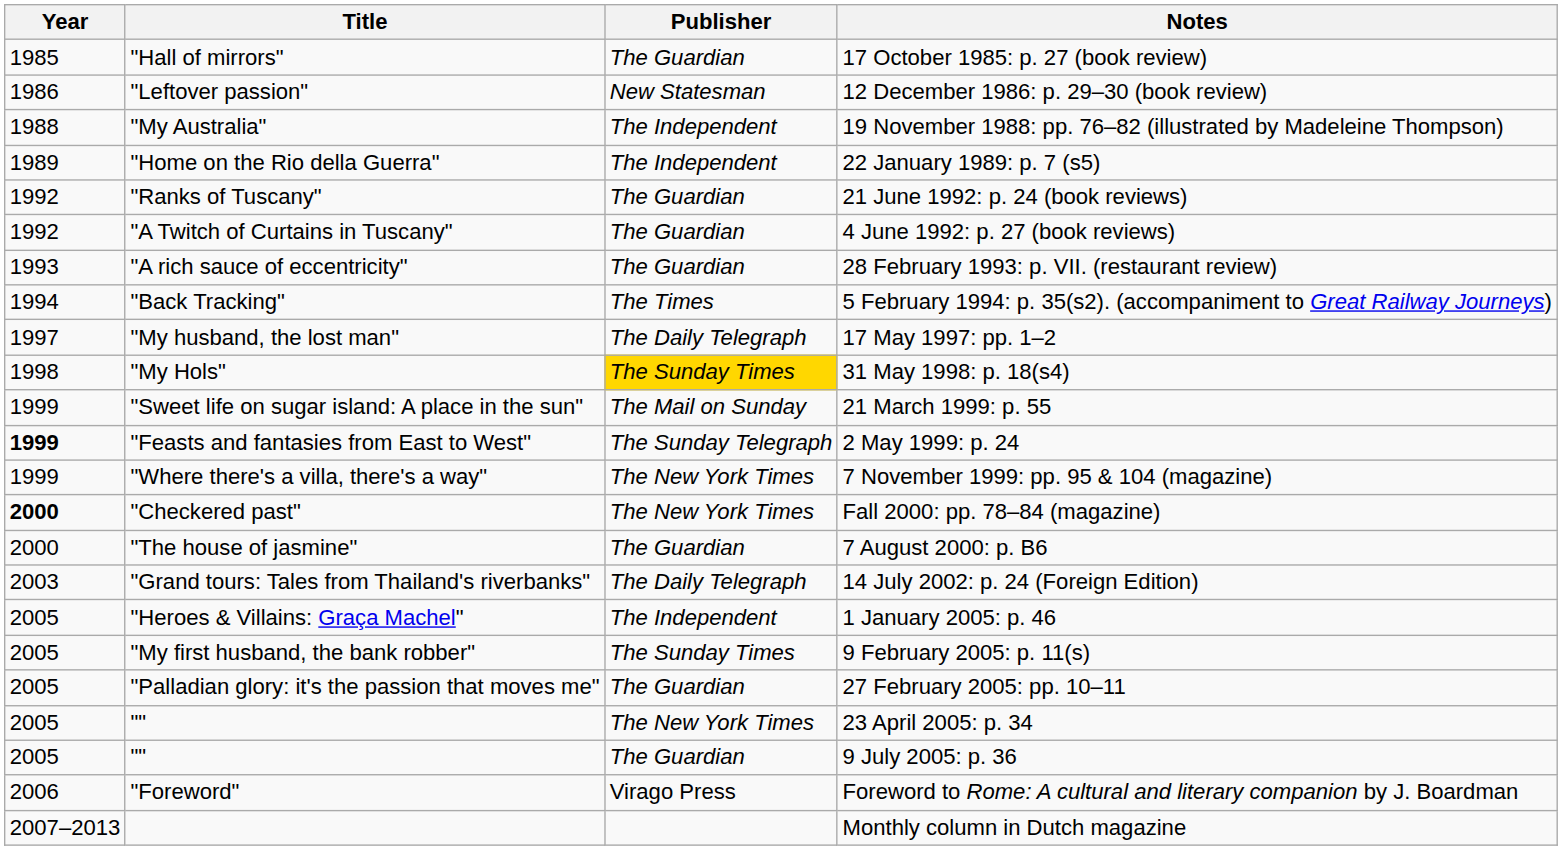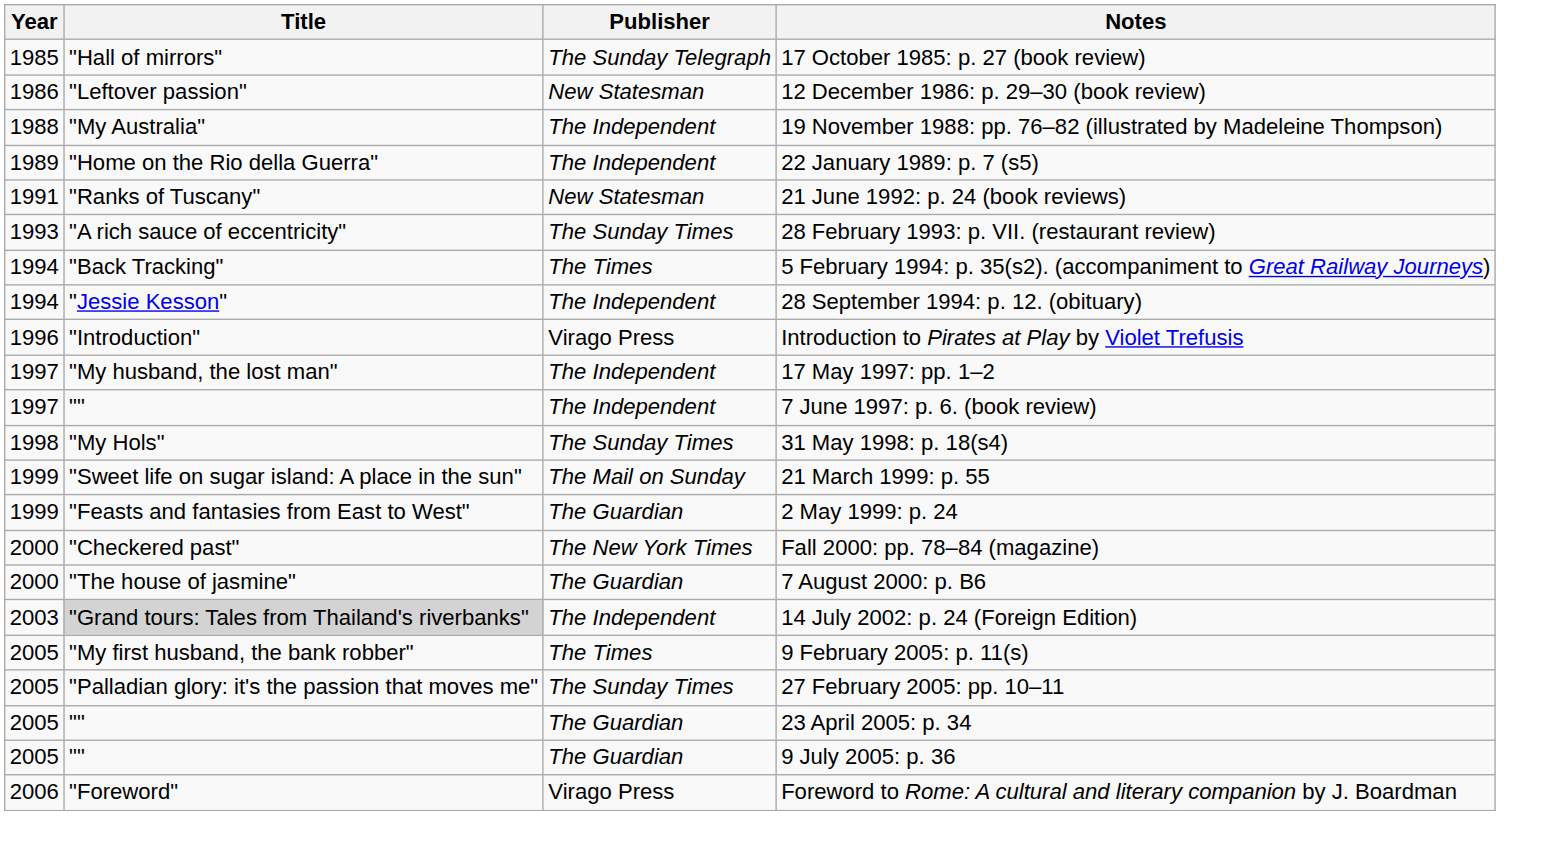(677, 57) The Guardian -> (660, 57) The Sunday Telegraph
(34, 197) 1992 -> (34, 197) 1991
(677, 197) The Guardian -> (626, 197) New Statesman
- row: (1009, 232)
(677, 267) The Guardian -> (641, 232) The Sunday Times
+ row: (962, 302)
+ row: (1012, 337)
(708, 337) The Daily Telegraph -> (632, 372) The Independent
+ row: (939, 407)
(702, 372) gold background -> (641, 442) no background
(34, 442) bold -> (34, 512) normal
(721, 442) The Sunday Telegraph -> (616, 512) The Guardian
- row: (1057, 477)
(34, 512) bold -> (34, 547) normal
(360, 582) no background -> (299, 617) lightgrey background
(708, 582) The Daily Telegraph -> (632, 617) The Independent
- row: (949, 617)
(702, 652) The Sunday Times -> (600, 652) The Times
(677, 687) The Guardian -> (641, 687) The Sunday Times
(712, 722) The New York Times -> (616, 722) The Guardian
- row: (1014, 827)
